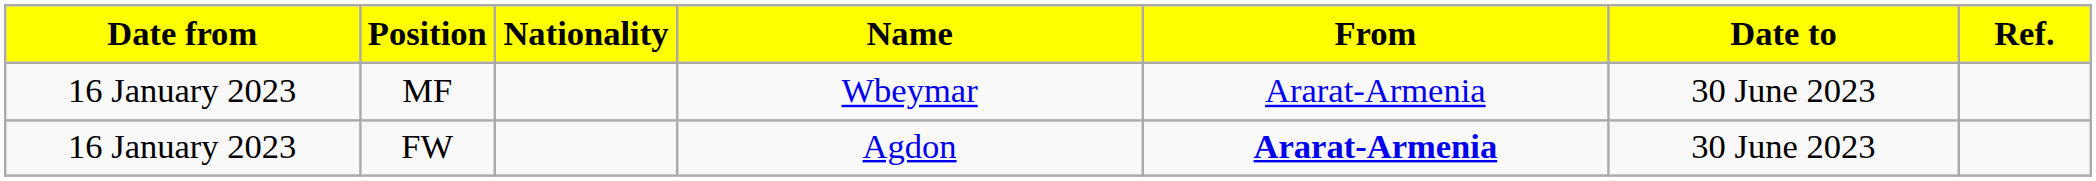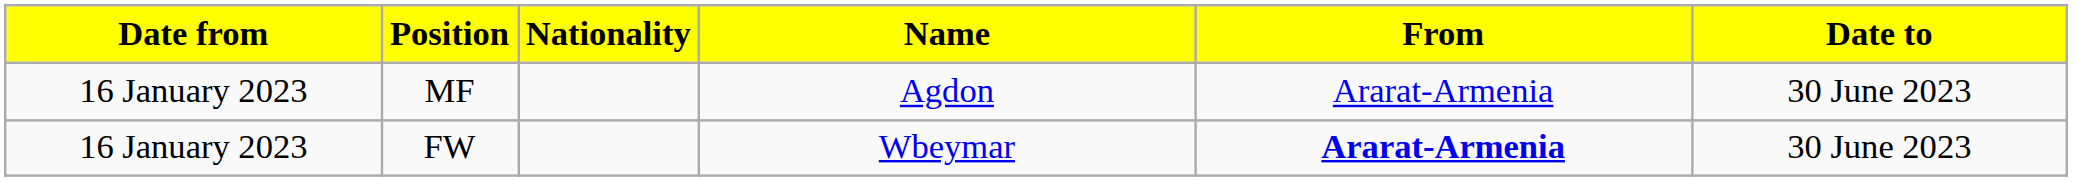- column: (2024, 33)
(910, 90) Wbeymar -> (947, 90) Agdon
(910, 147) Agdon -> (947, 147) Wbeymar
